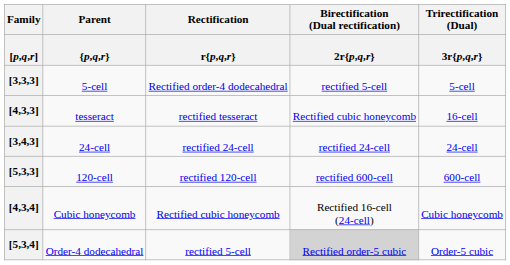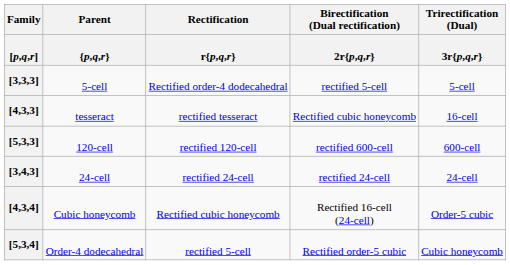rows swapped: (24, 141) <-> (24, 171)
(462, 214) Cubic honeycomb -> (462, 214) Order-5 cubic
(354, 251) lightgrey background -> (354, 251) no background
(462, 251) Order-5 cubic -> (462, 251) Cubic honeycomb
